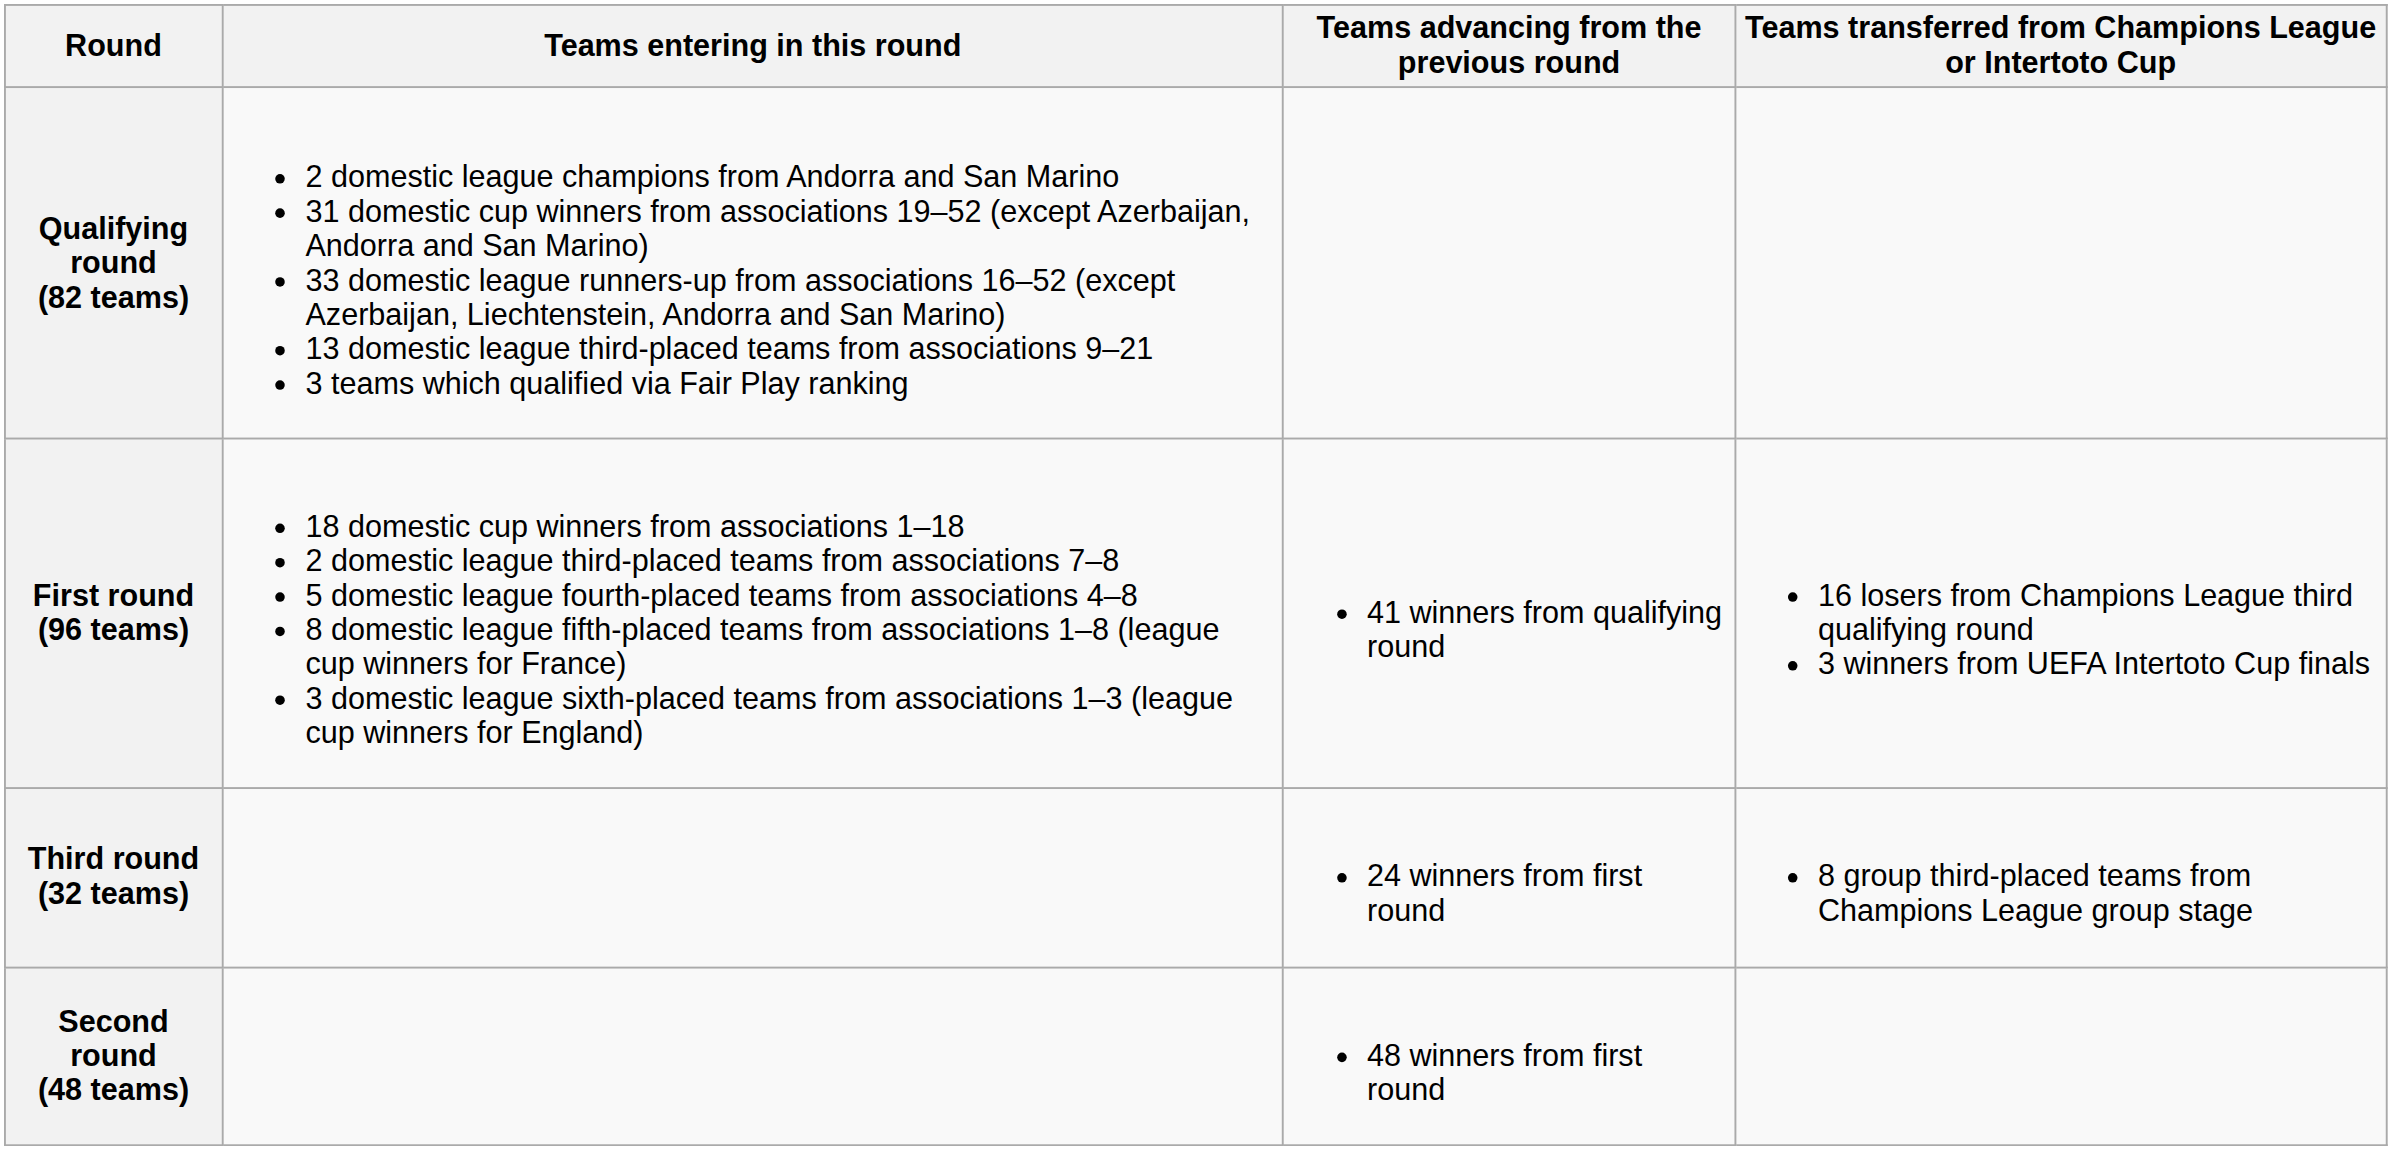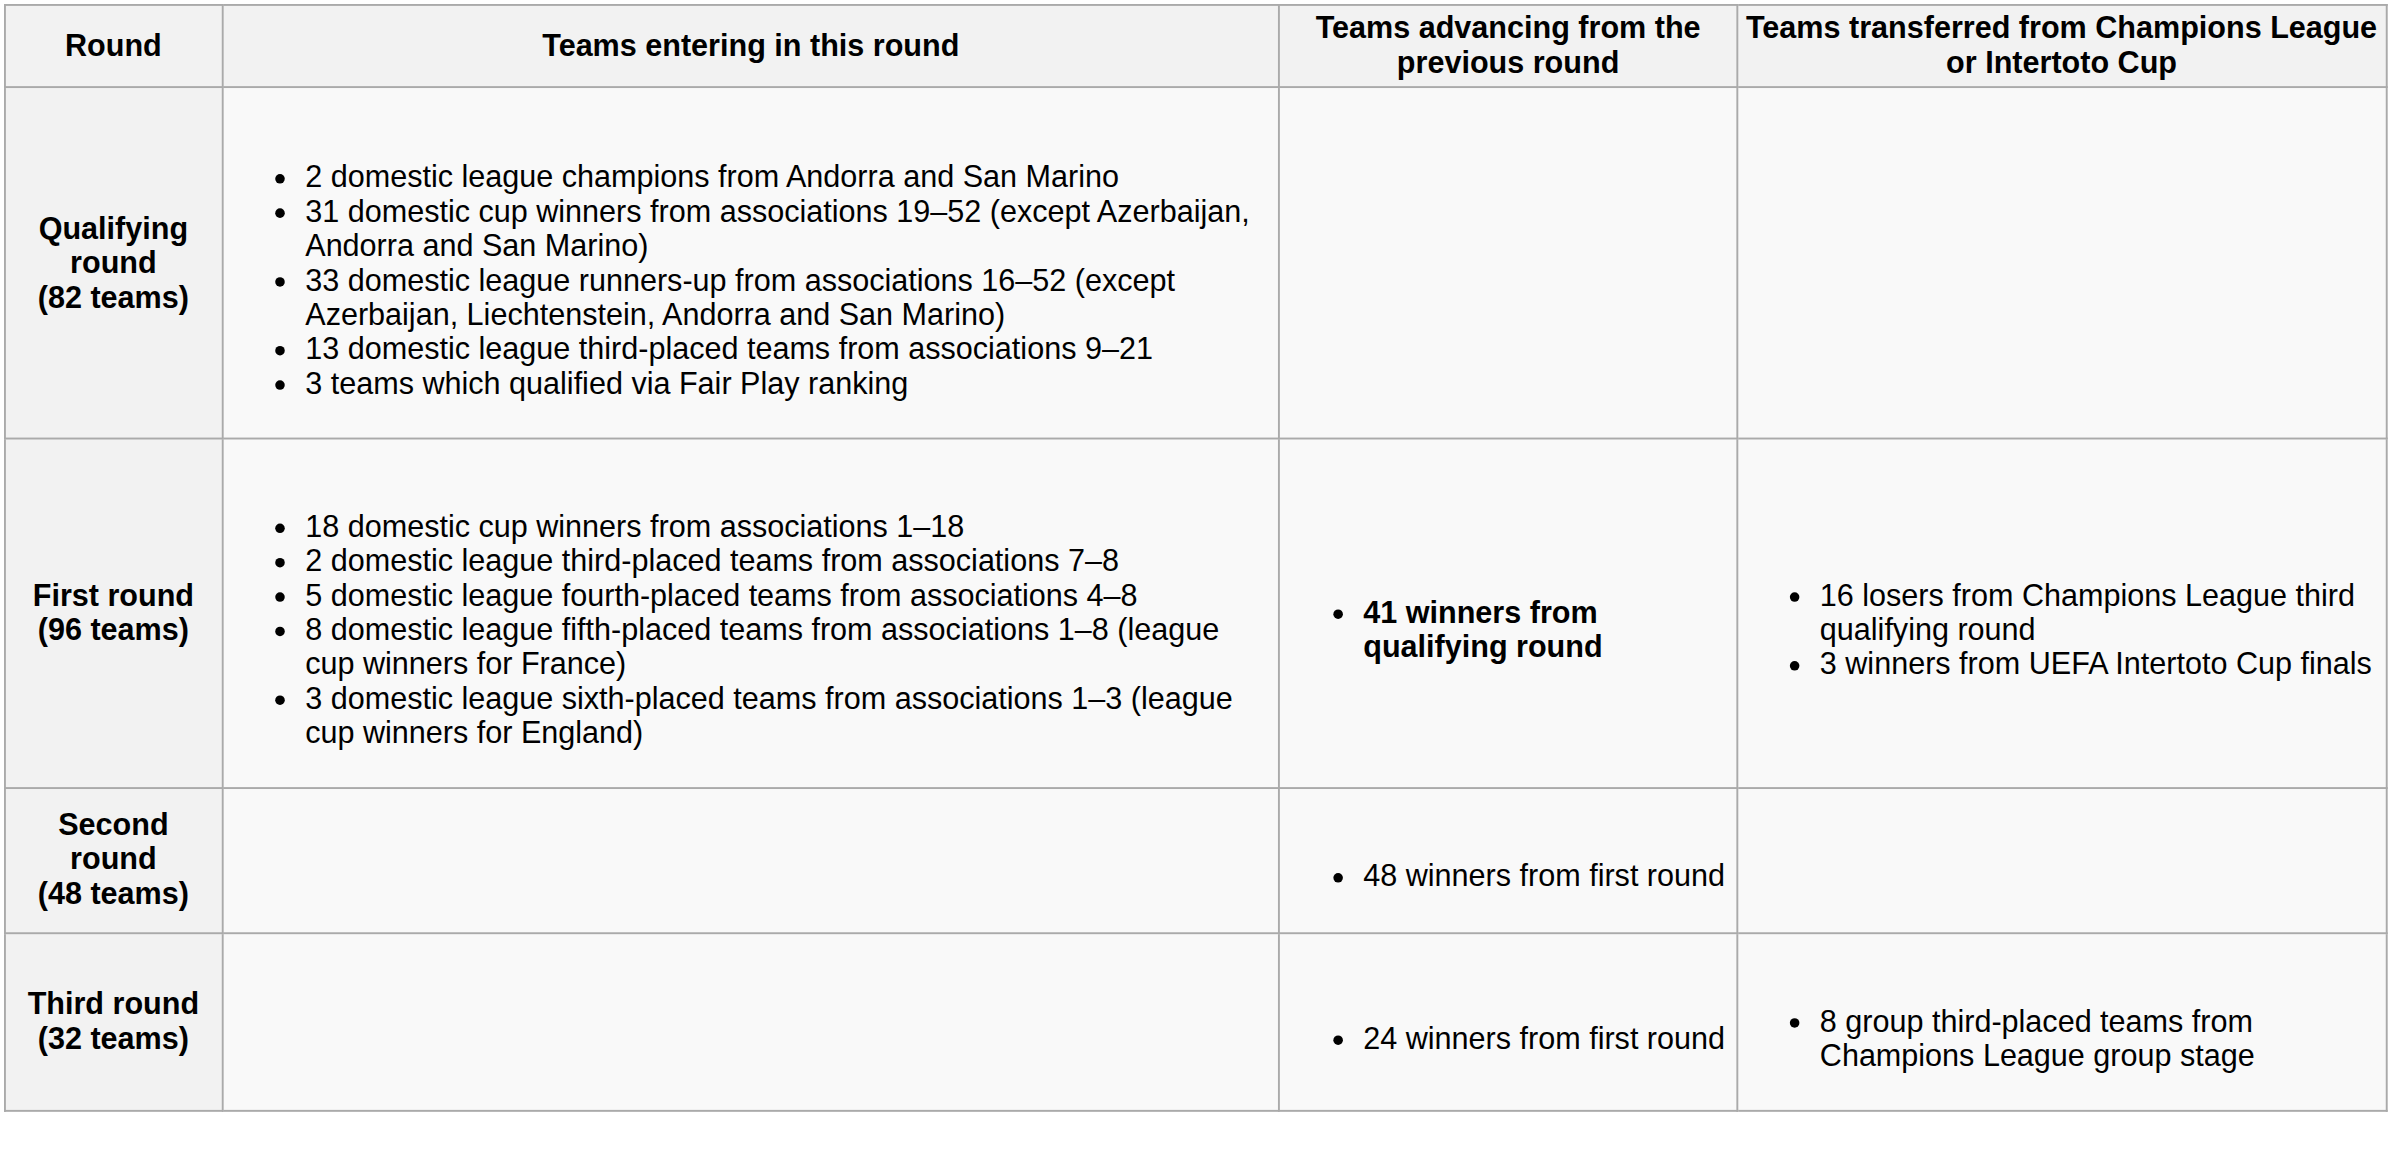(1509, 630) normal -> (1508, 630) bold
rows swapped: (113, 1055) <-> (113, 877)
